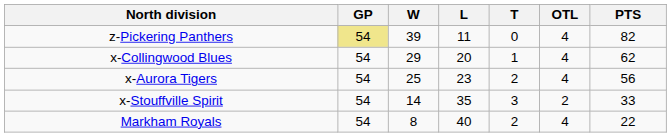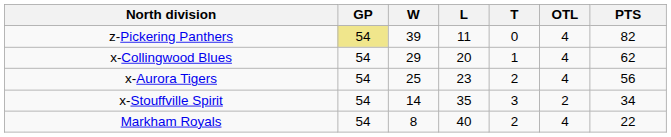(628, 100) 33 -> (628, 100) 34
